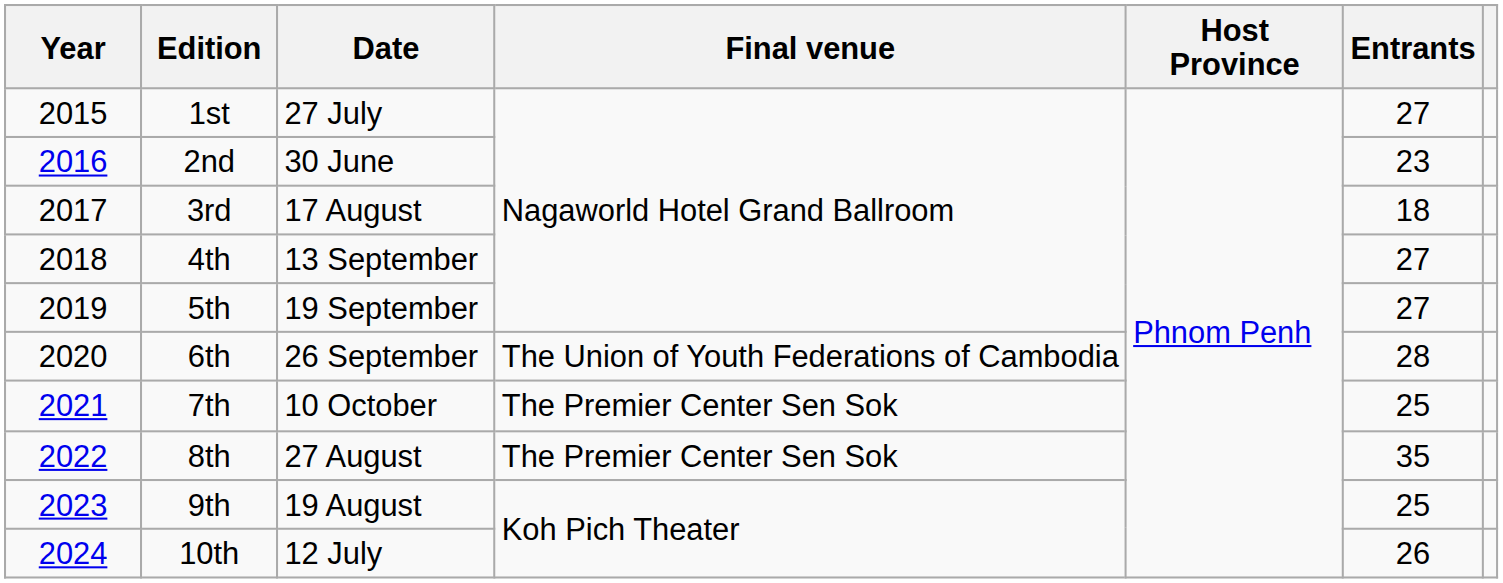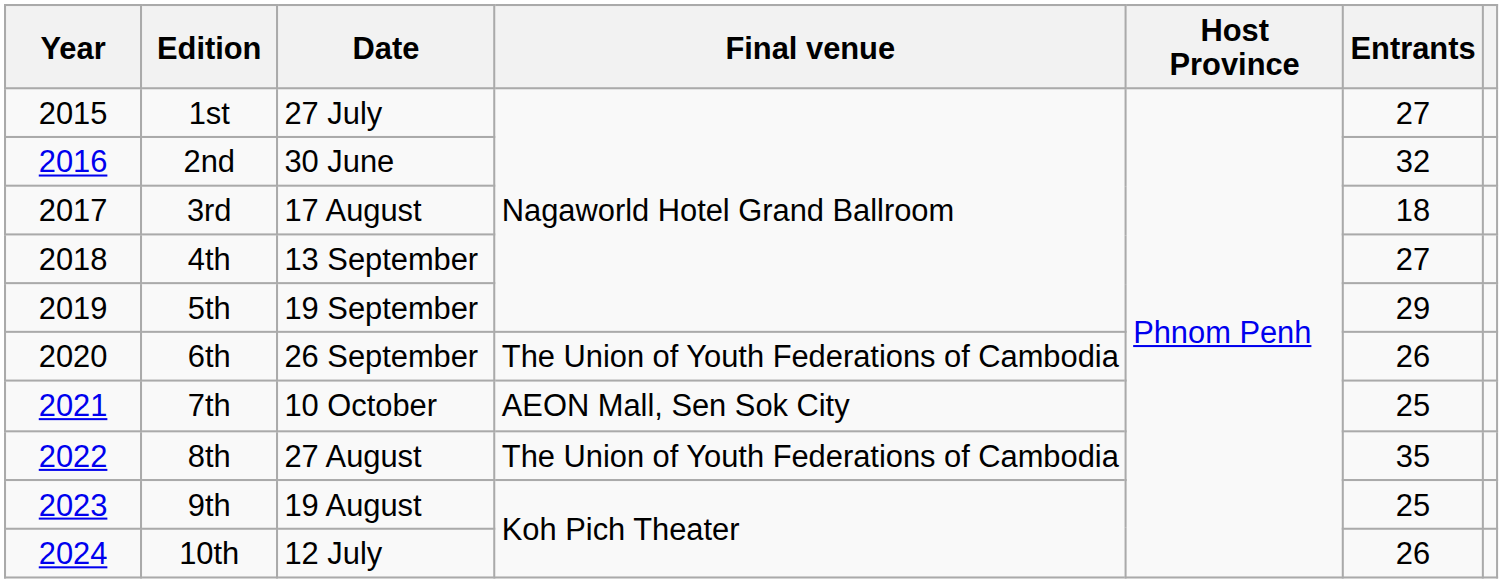(1413, 162) 23 -> (1413, 162) 32
(1413, 308) 27 -> (1413, 308) 29
(1413, 357) 28 -> (1413, 357) 26
(700, 406) The Premier Center Sen Sok -> (676, 406) AEON Mall, Sen Sok City
(700, 455) The Premier Center Sen Sok -> (810, 455) The Union of Youth Federations of Cambodia
